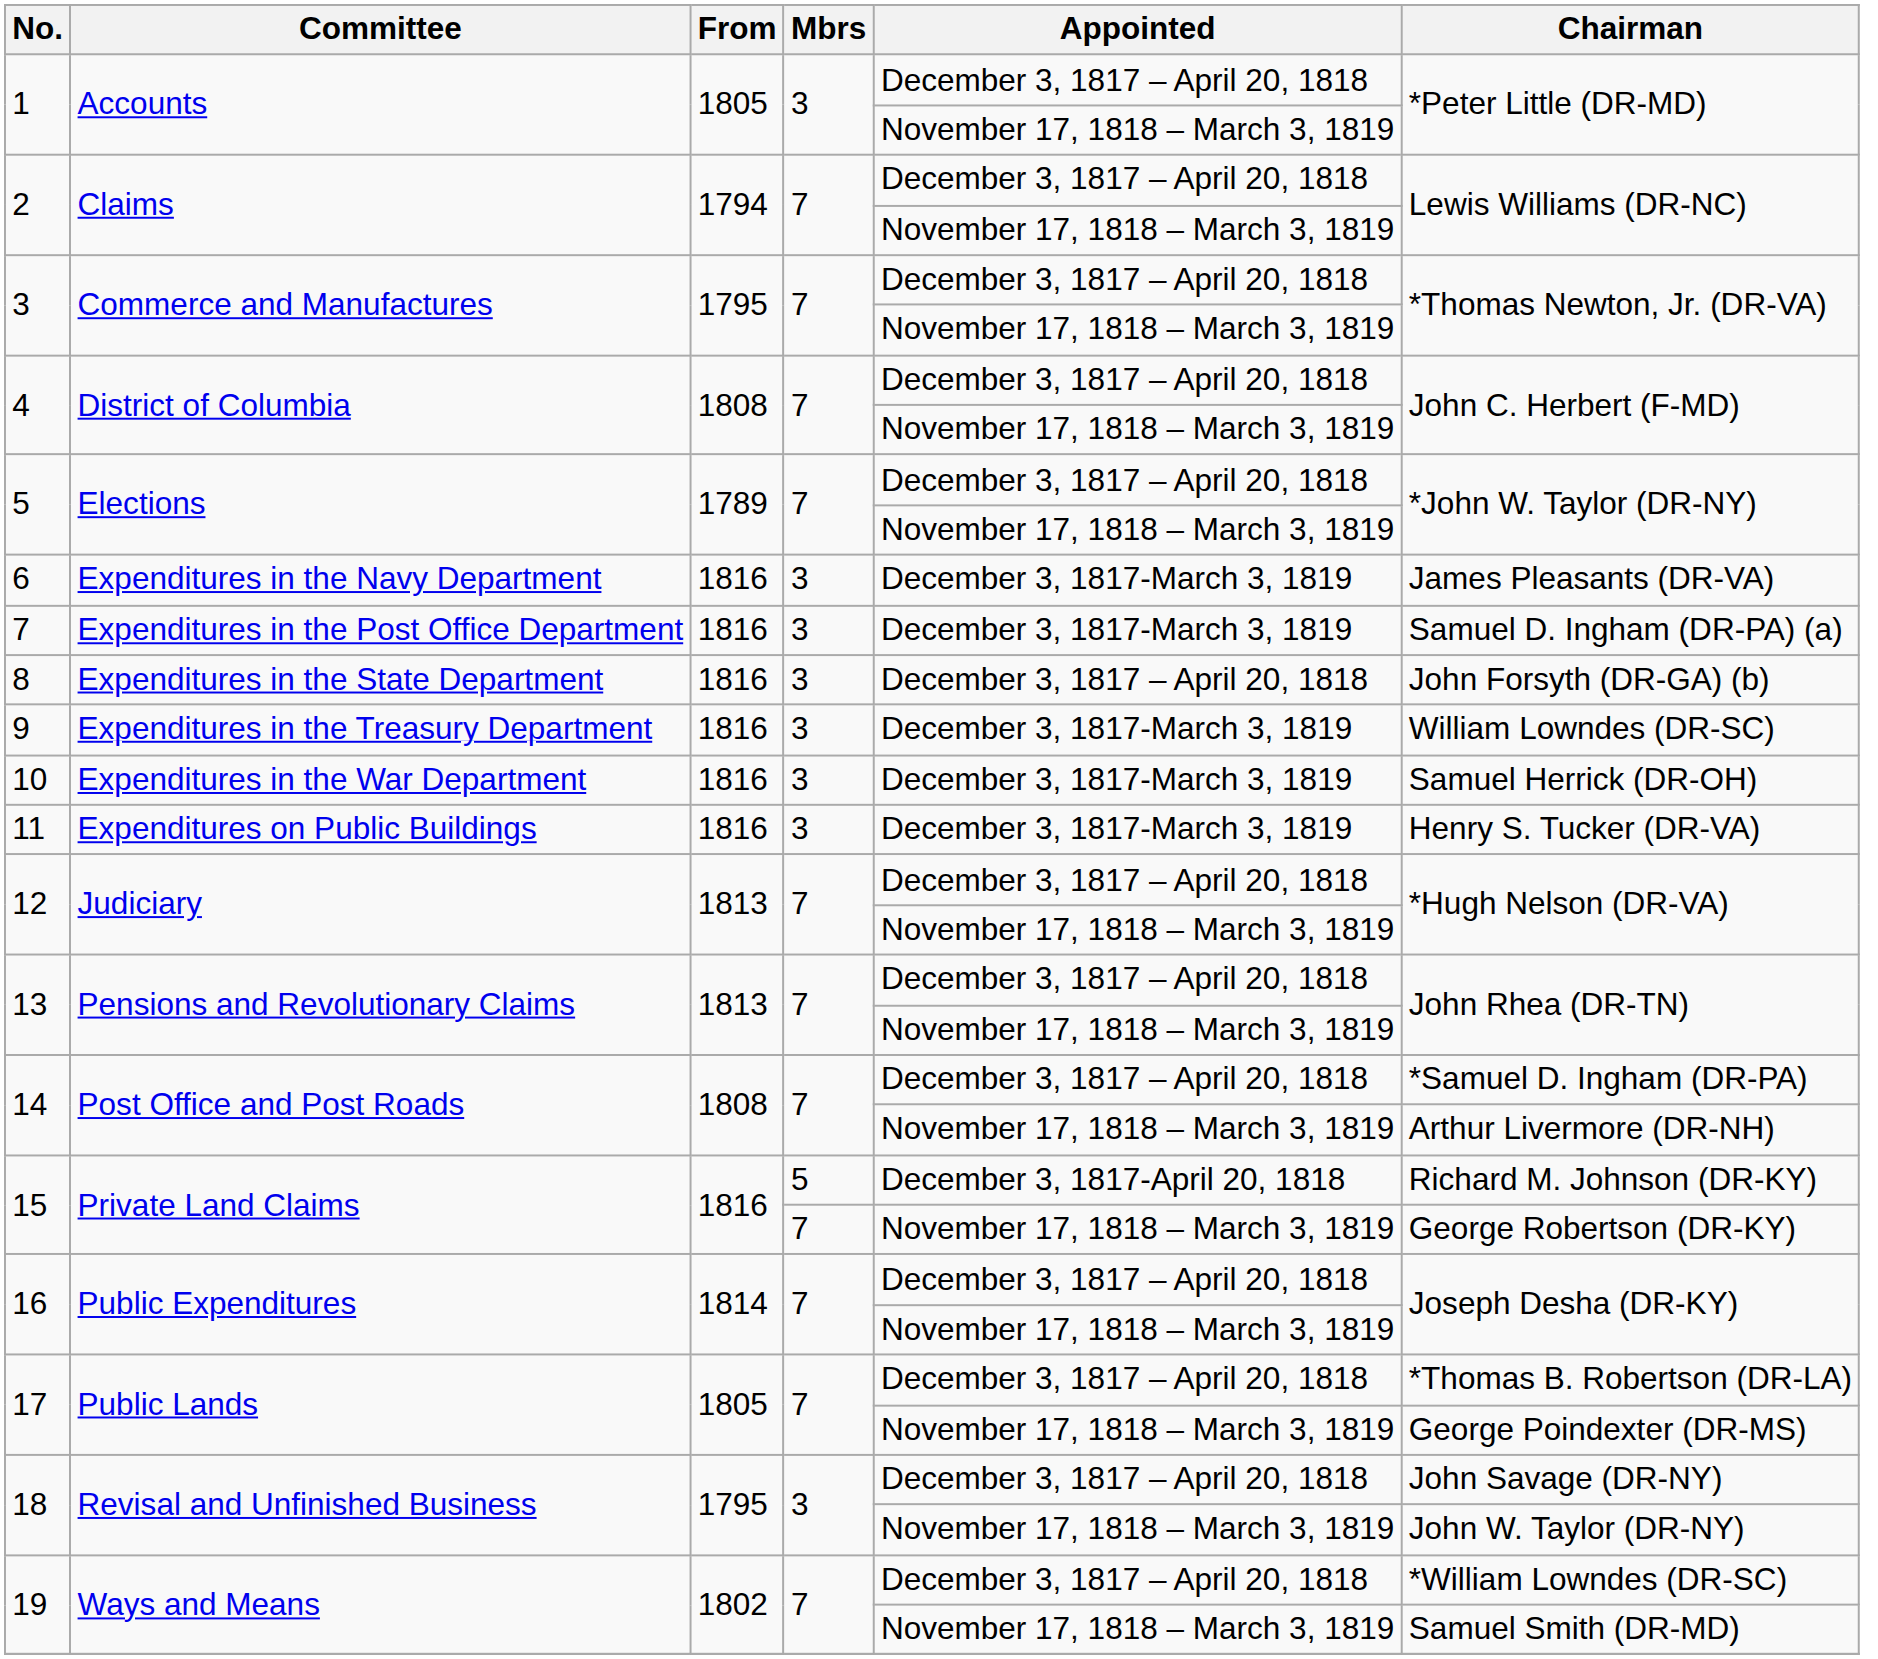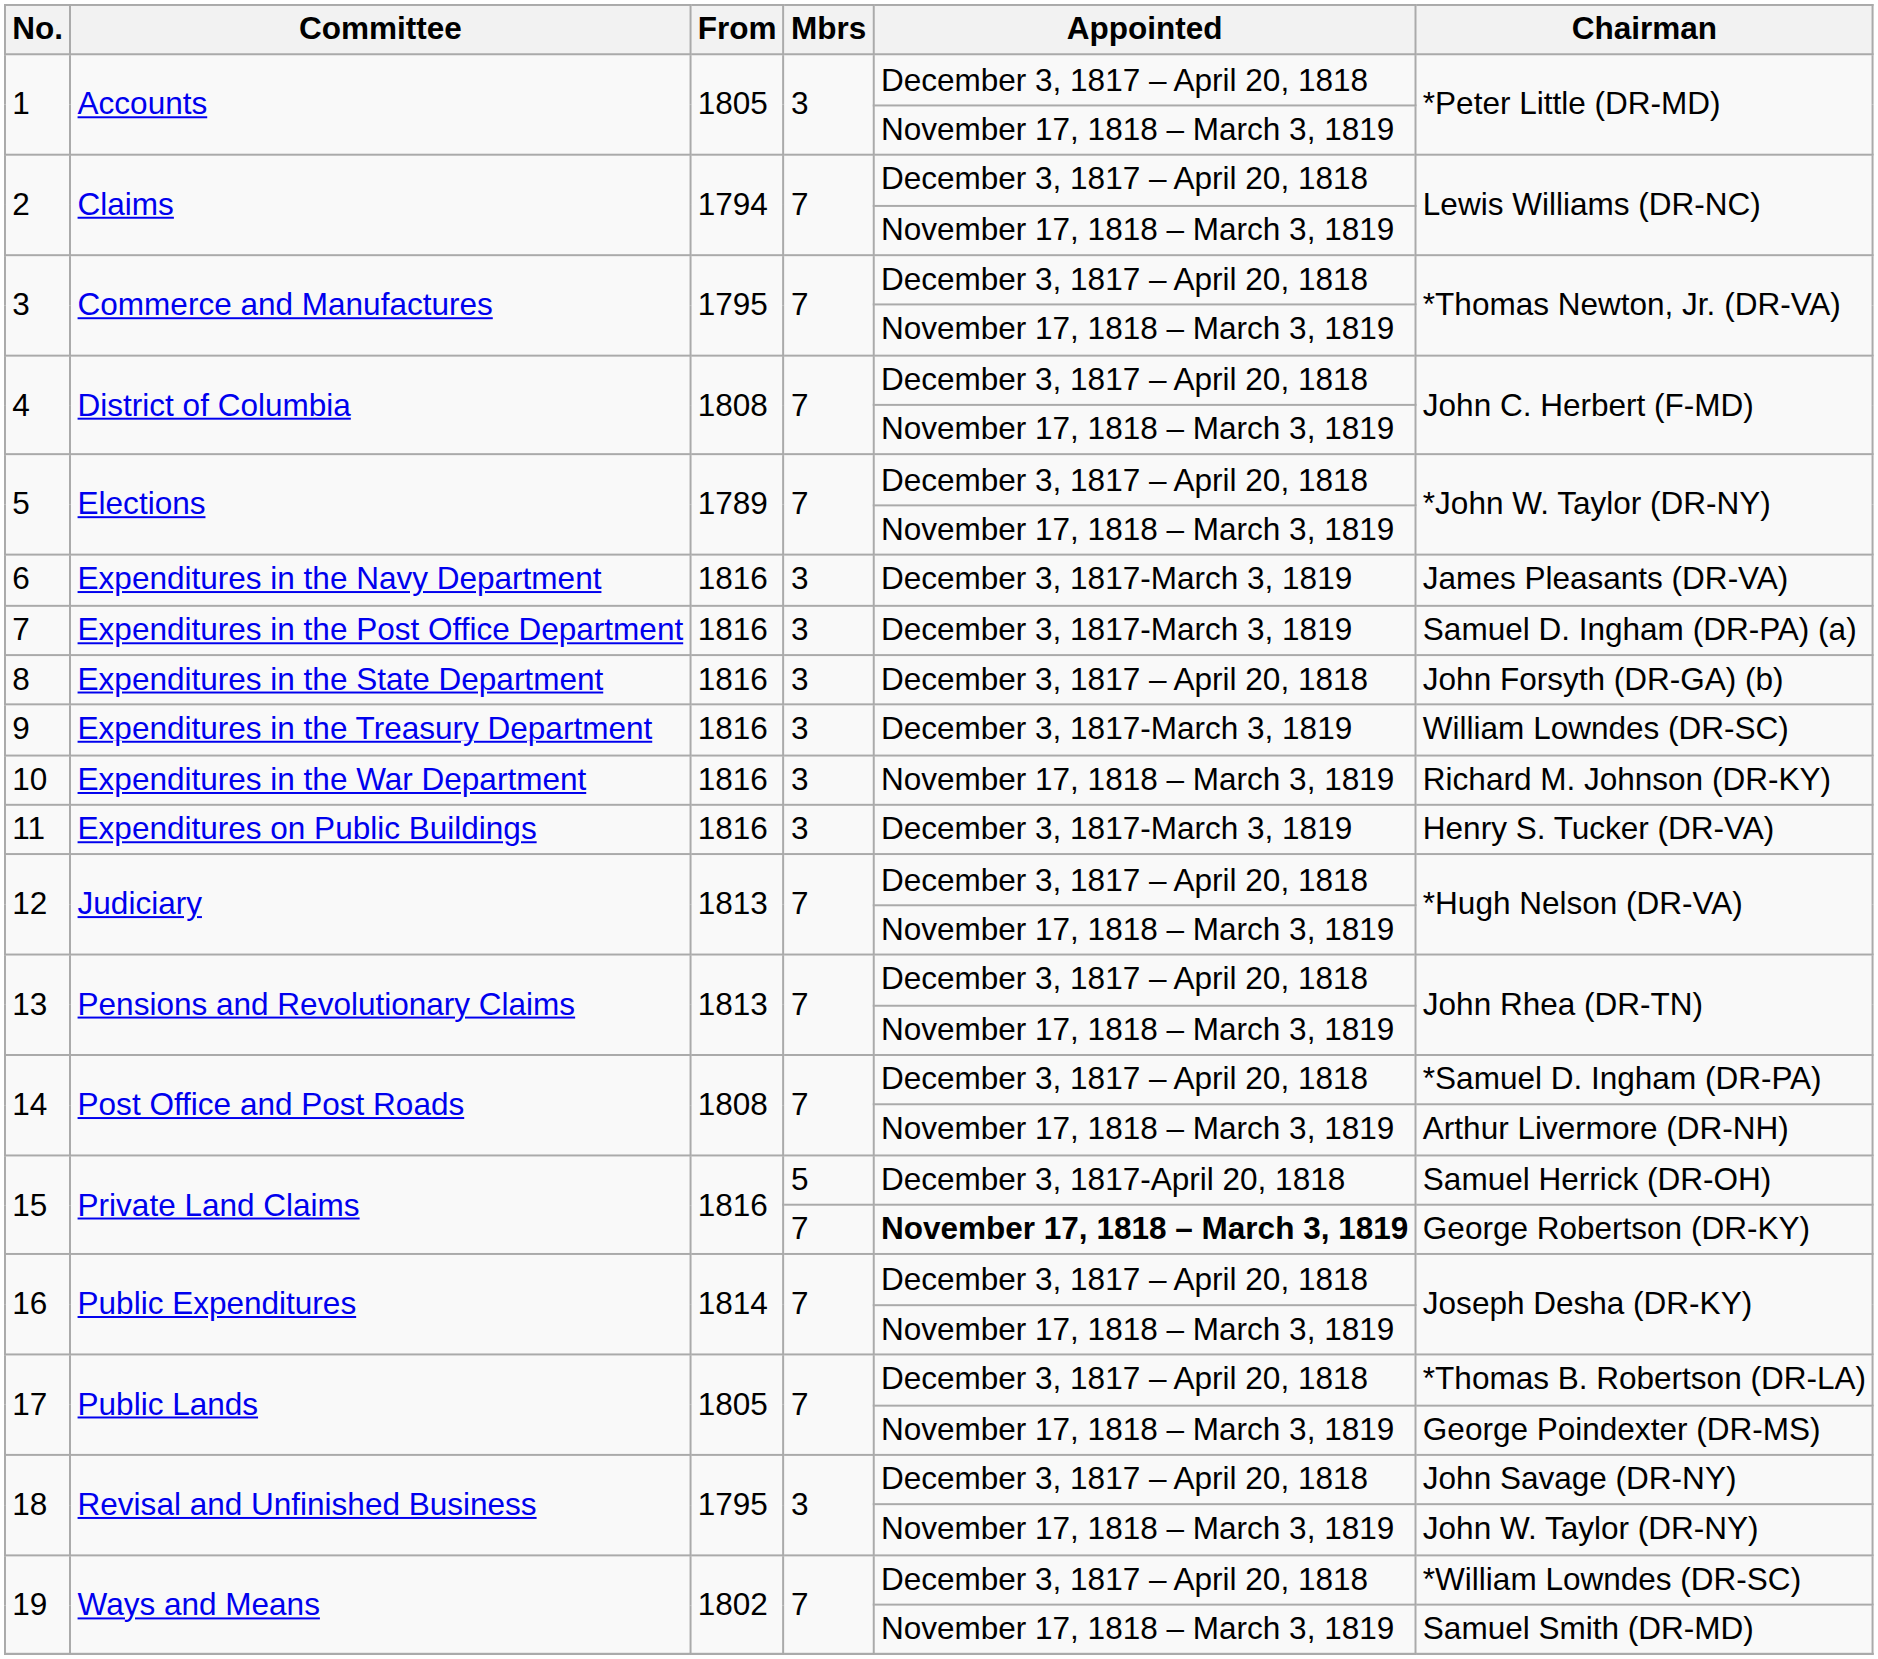(1117, 779) December 3, 1817-March 3, 1819 -> (1138, 779) November 17, 1818 – March 3, 1819
(1583, 779) Samuel Herrick (DR-OH) -> (1627, 779) Richard M. Johnson (DR-KY)
(1613, 1179) Richard M. Johnson (DR-KY) -> (1597, 1179) Samuel Herrick (DR-OH)
(1138, 1229) normal -> (1145, 1229) bold
